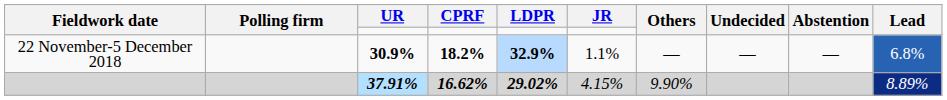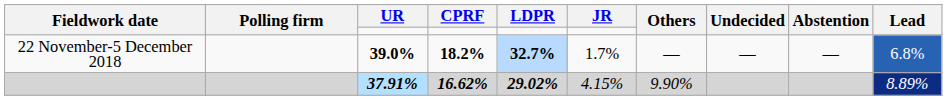(392, 53) 30.9% -> (392, 53) 39.0%
(533, 53) 32.9% -> (533, 53) 32.7%
(602, 53) 1.1% -> (602, 53) 1.7%
